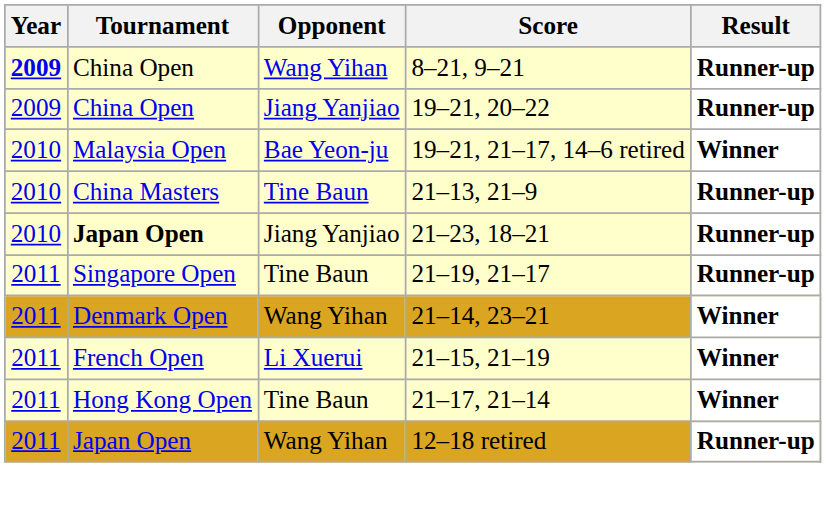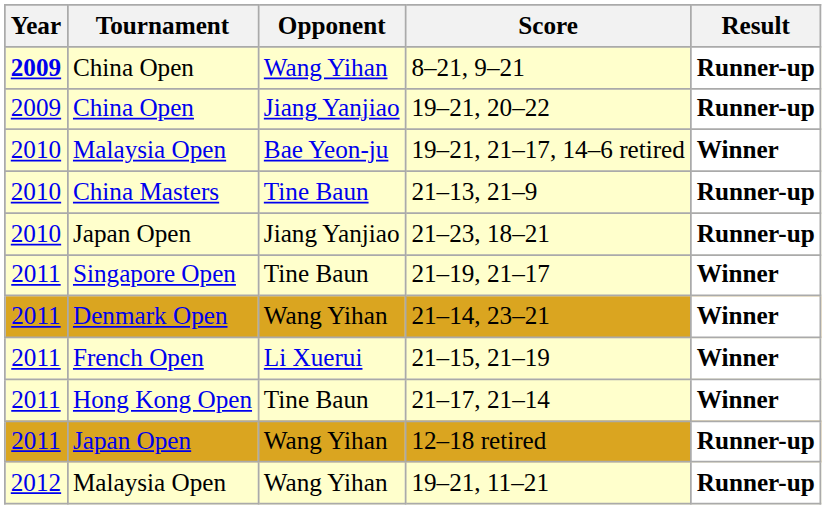(138, 233) bold -> (132, 233) normal
(756, 275) Runner-up -> (738, 275) Winner
+ row: (480, 482)
